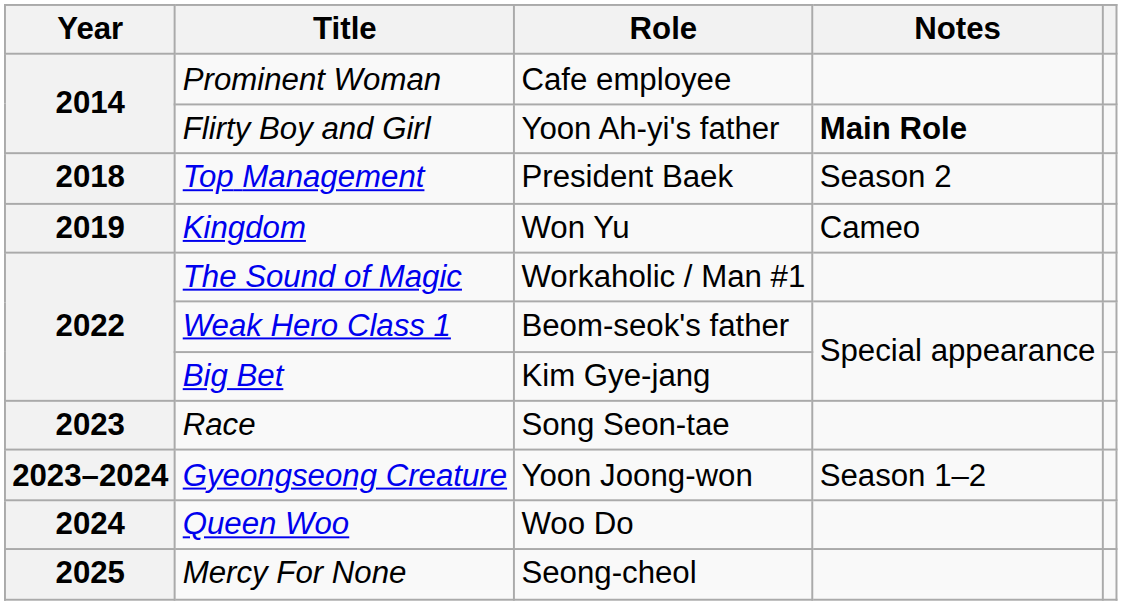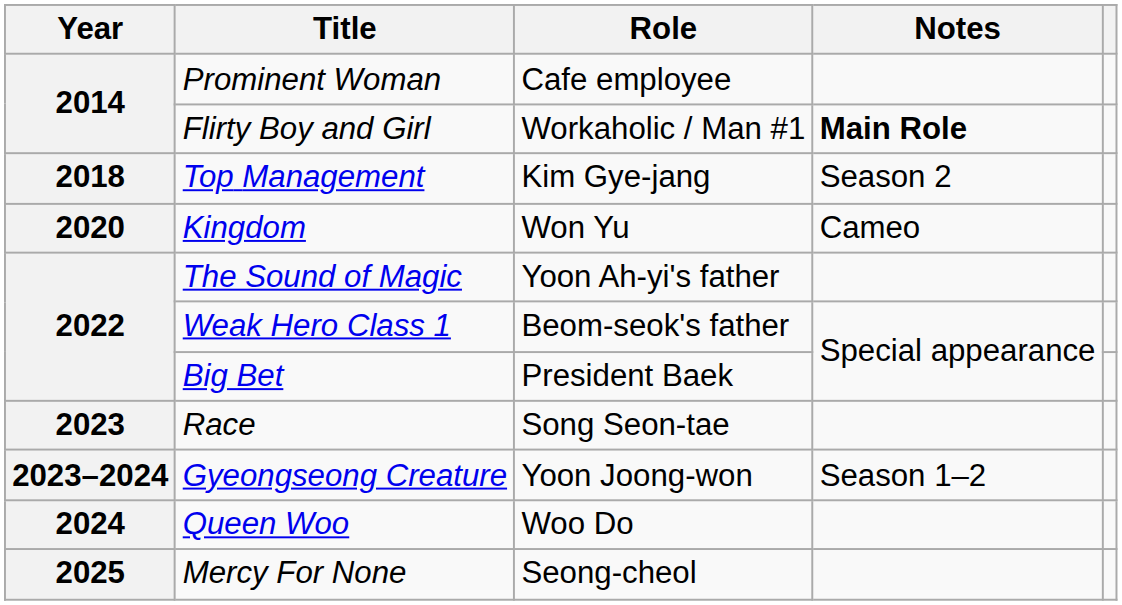(650, 128) Yoon Ah-yi's father -> (663, 128) Workaholic / Man #1
(627, 177) President Baek -> (616, 177) Kim Gye-jang
(90, 227) 2019 -> (90, 227) 2020
(663, 276) Workaholic / Man #1 -> (650, 276) Yoon Ah-yi's father
(616, 375) Kim Gye-jang -> (627, 375) President Baek
